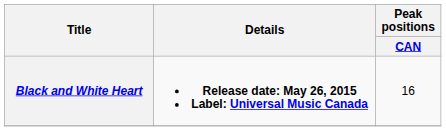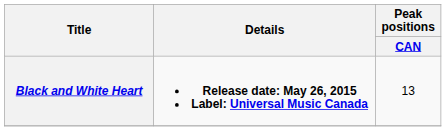(408, 91) 16 -> (408, 91) 13
